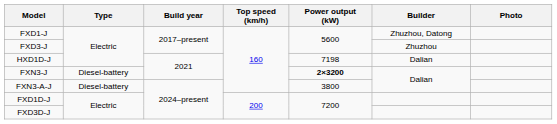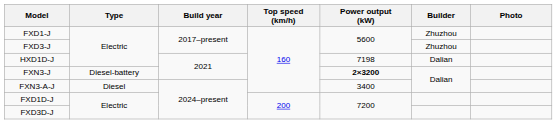(421, 33) Zhuzhou, Datong -> (441, 33) Zhuzhou
(103, 86) Diesel-battery -> (114, 86) Diesel
(330, 86) 3800 -> (366, 86) 3400
